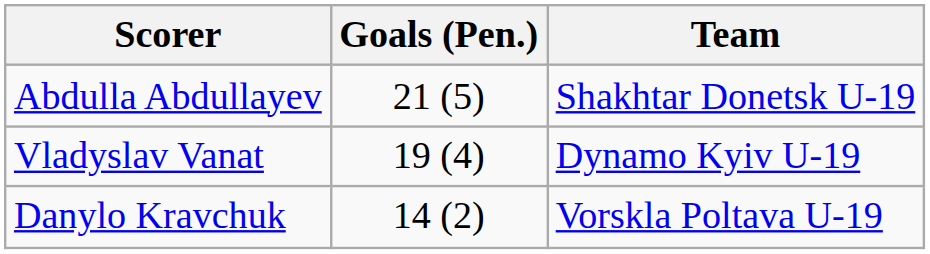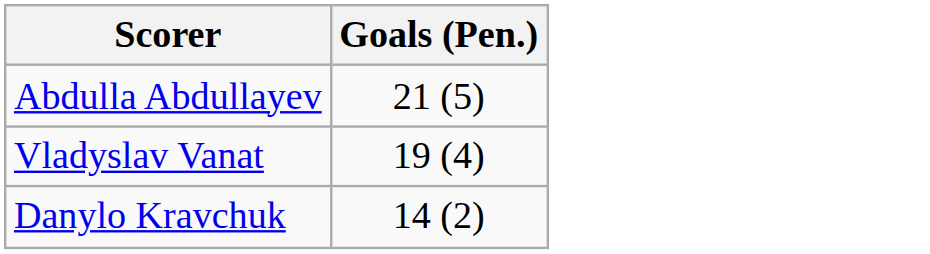- column: (735, 34)
